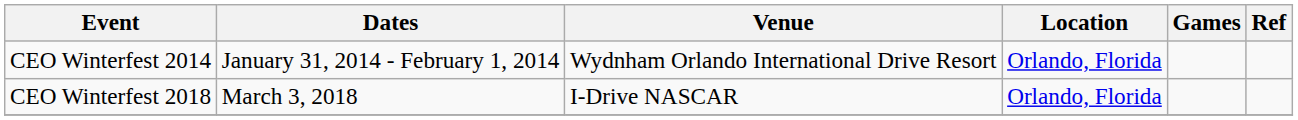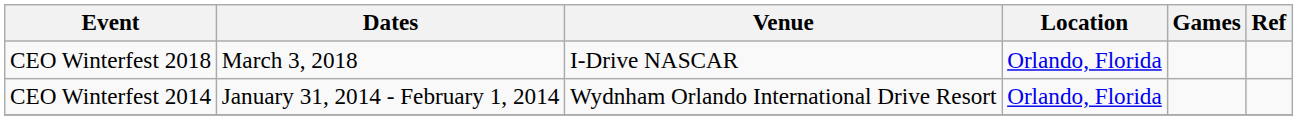rows swapped: (111, 59) <-> (111, 96)
